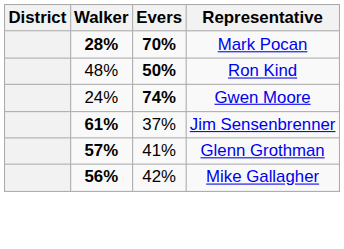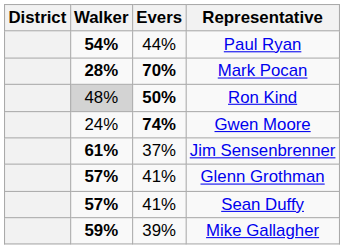+ row: (263, 44)
(101, 71) no background -> (101, 97) lightgrey background
+ row: (263, 204)
(101, 177) 56% -> (101, 230) 59%
(159, 177) 42% -> (159, 230) 39%
